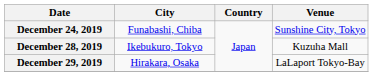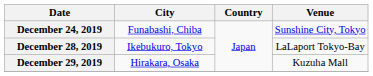(320, 46) Kuzuha Mall -> (320, 46) LaLaport Tokyo-Bay
(320, 63) LaLaport Tokyo-Bay -> (320, 63) Kuzuha Mall
